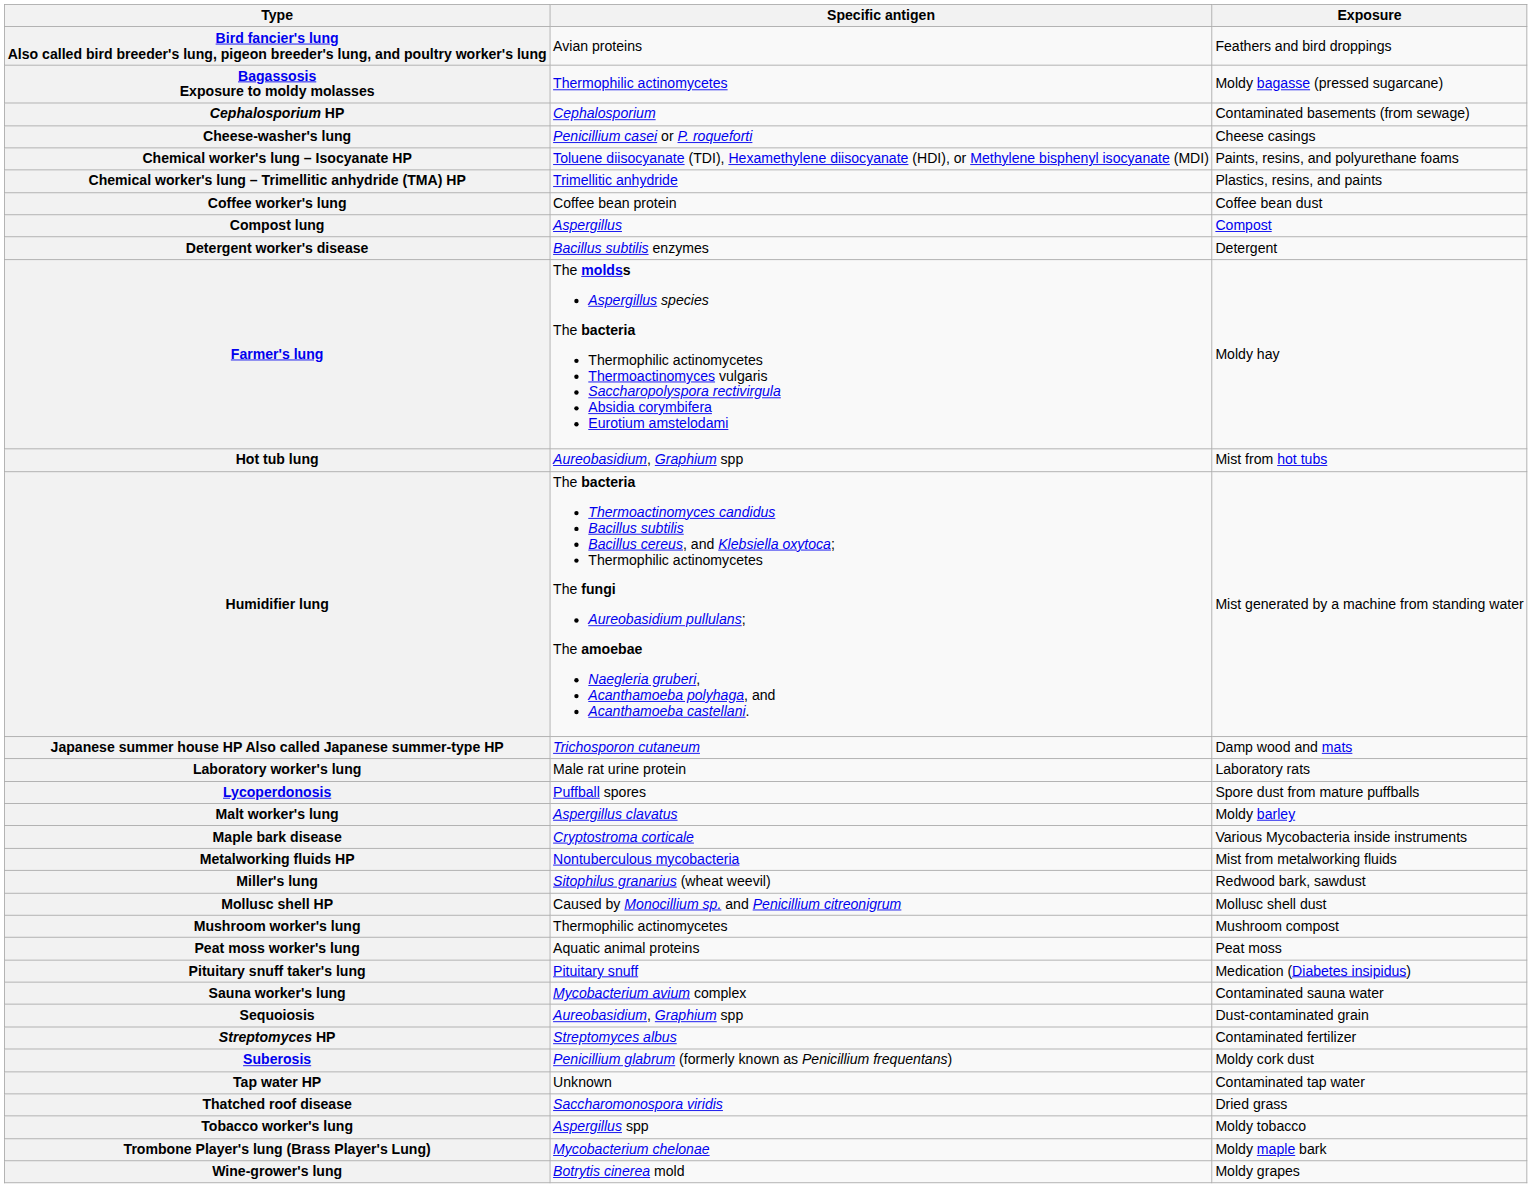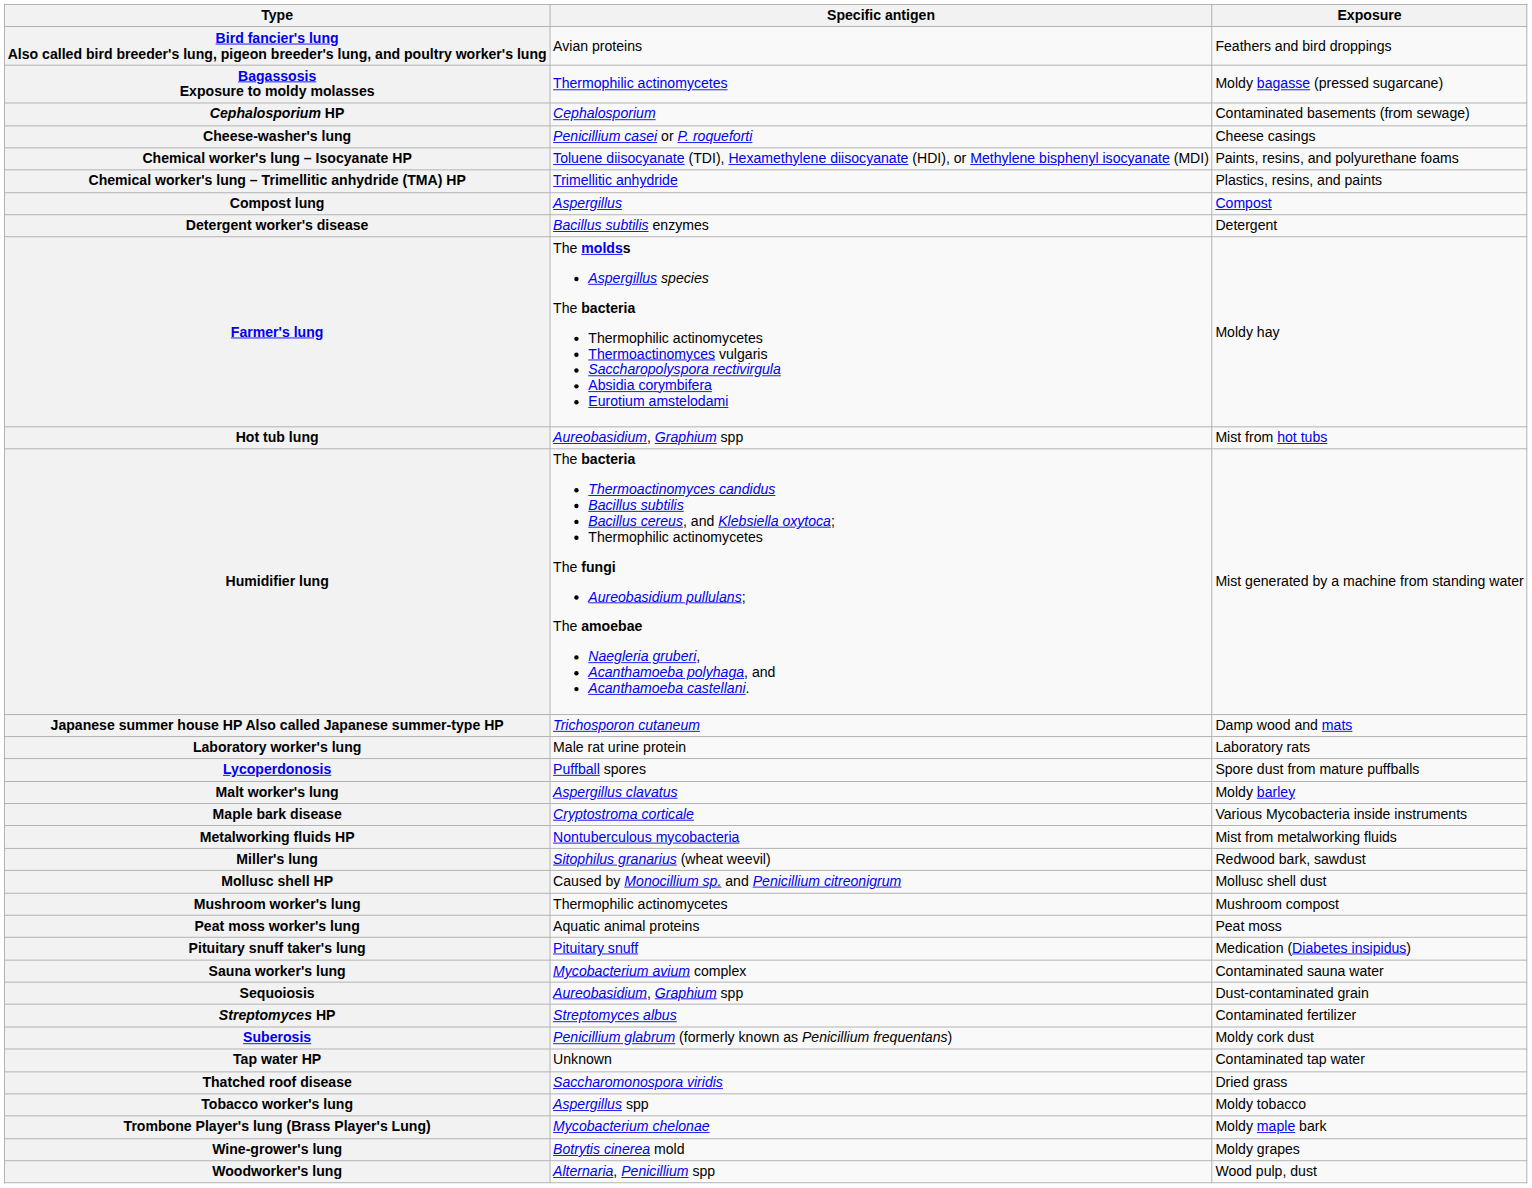- row: (277, 203)
+ row: (277, 1171)
